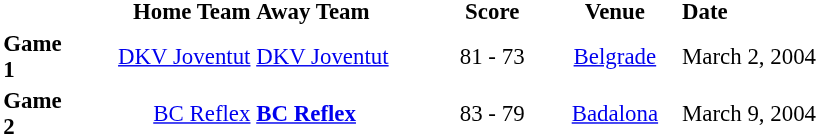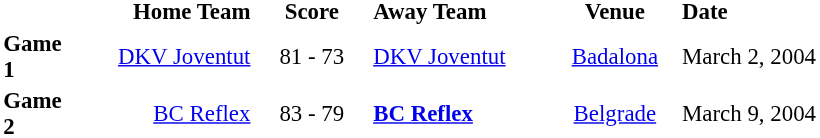columns swapped: (492, 11) <-> (313, 11)
(615, 56) Belgrade -> (615, 56) Badalona
(615, 113) Badalona -> (615, 113) Belgrade
